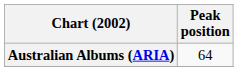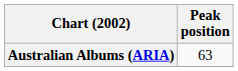(205, 54) 64 -> (205, 54) 63
